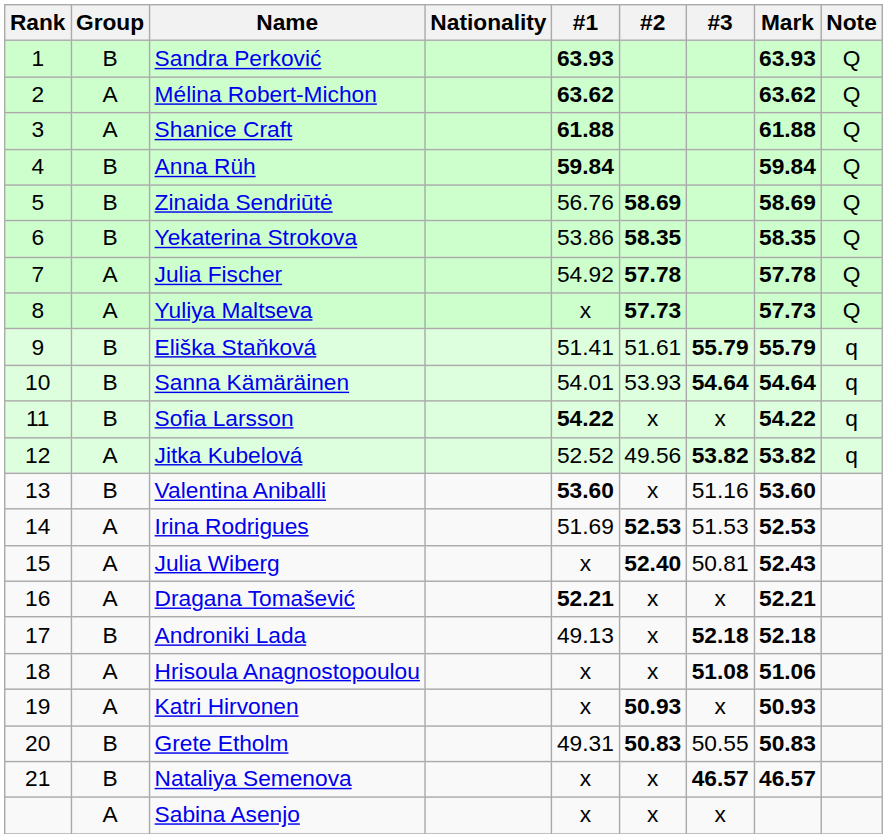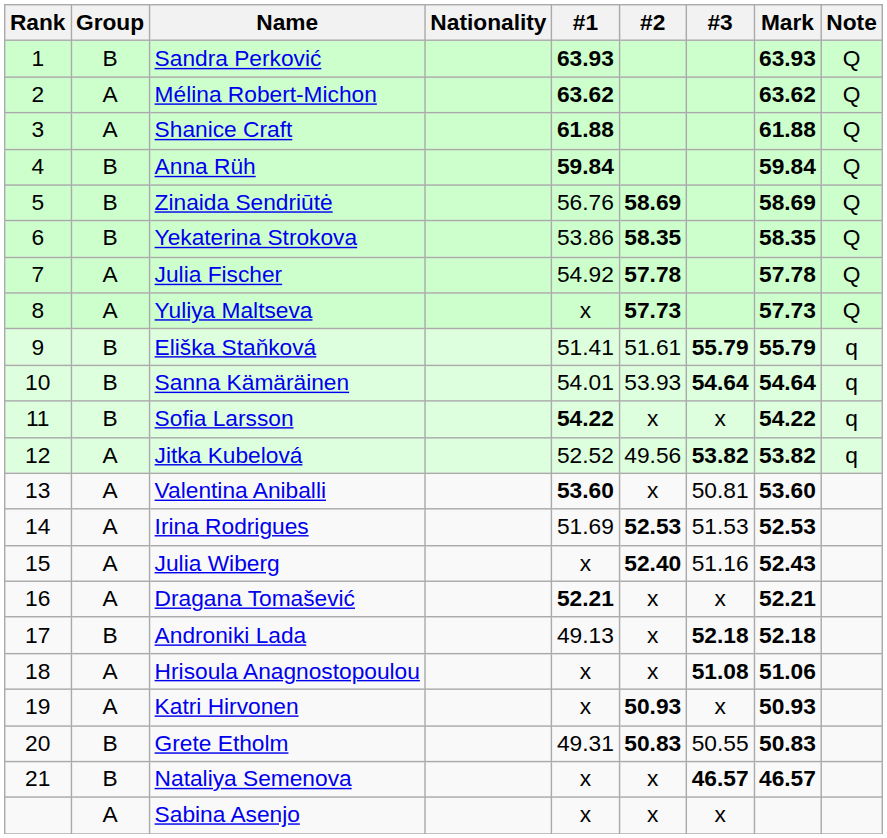(110, 490) B -> (110, 490) A
(720, 490) 51.16 -> (720, 490) 50.81
(720, 563) 50.81 -> (720, 563) 51.16
